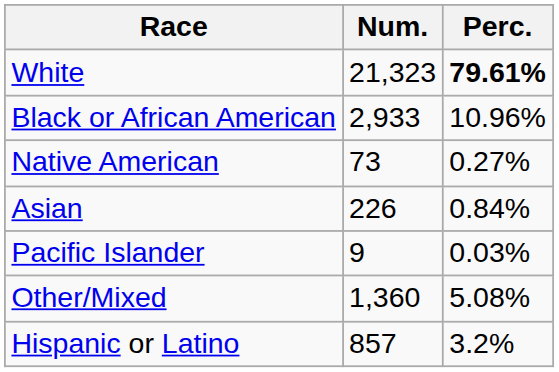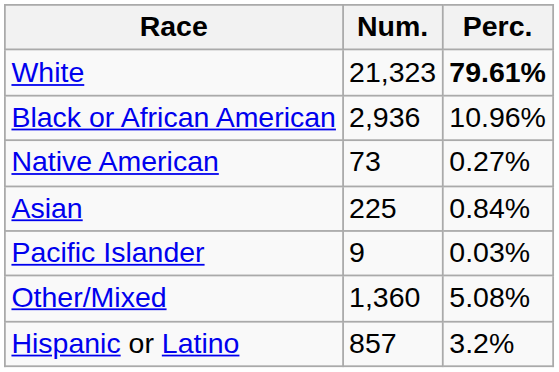(385, 117) 2,933 -> (385, 117) 2,936
(373, 207) 226 -> (373, 207) 225
